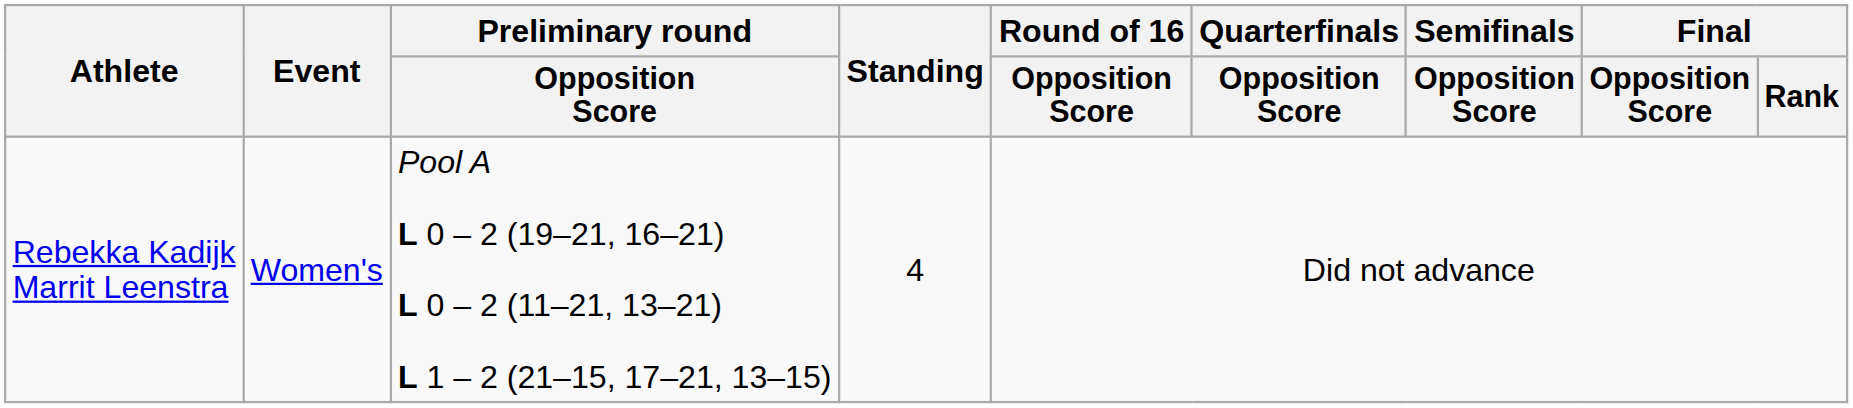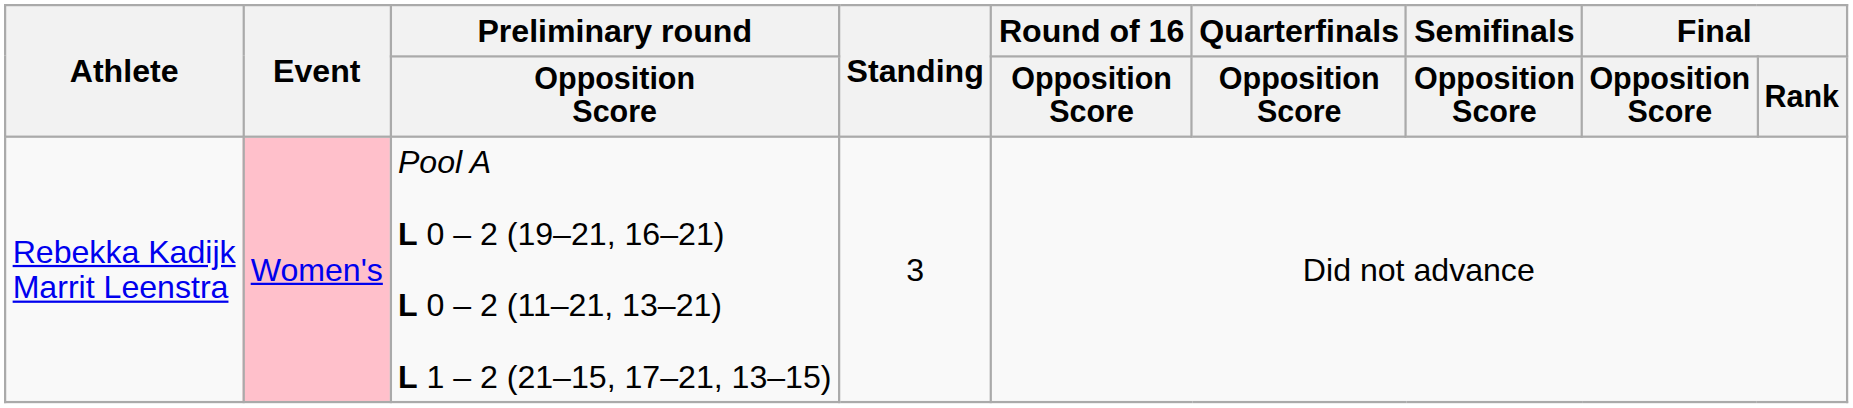(317, 270) no background -> (317, 270) pink background
(915, 270) 4 -> (915, 270) 3
